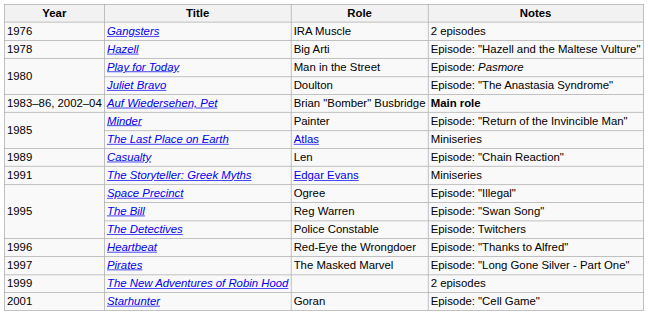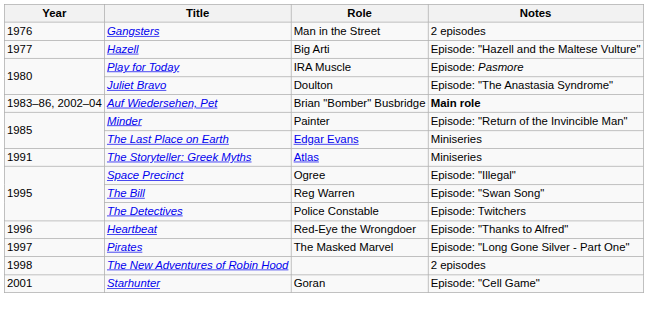(322, 31) IRA Muscle -> (337, 31) Man in the Street
(20, 49) 1978 -> (20, 49) 1977
(337, 67) Man in the Street -> (322, 67) IRA Muscle
(306, 139) Atlas -> (326, 139) Edgar Evans
- row: (129, 157)
(326, 175) Edgar Evans -> (306, 157) Atlas
(20, 283) 1999 -> (20, 265) 1998
